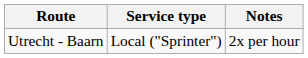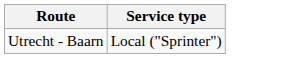- column: (264, 16)
